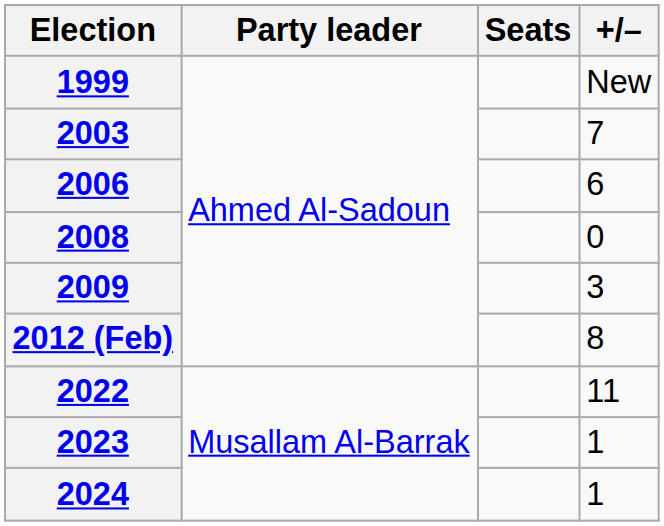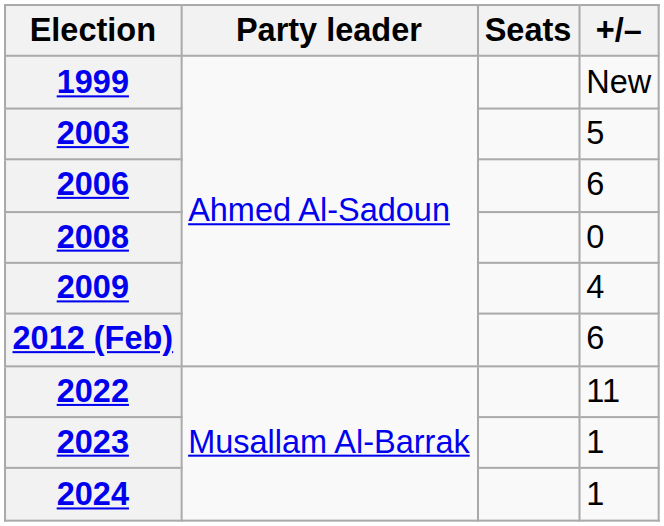(595, 133) 7 -> (595, 133) 5
(595, 287) 3 -> (595, 287) 4
(595, 339) 8 -> (595, 339) 6
